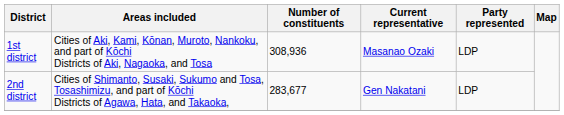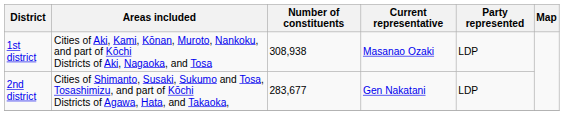(288, 51) 308,936 -> (288, 51) 308,938
